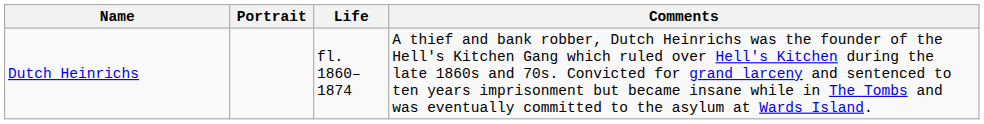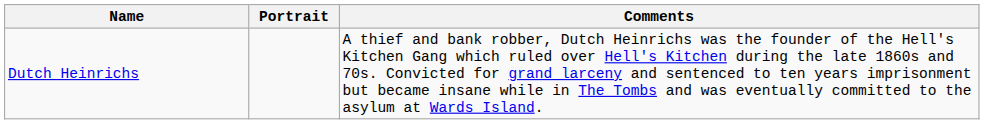- column: (351, 16)
